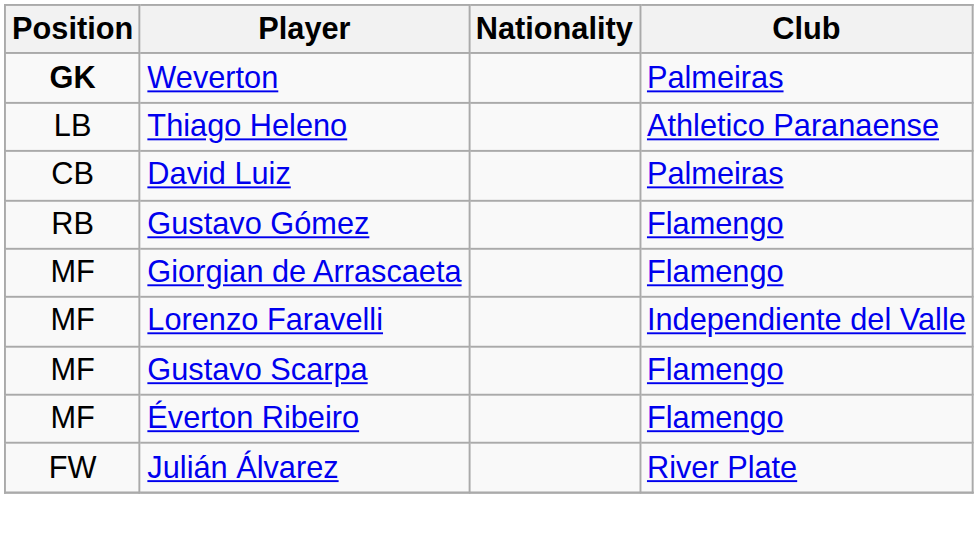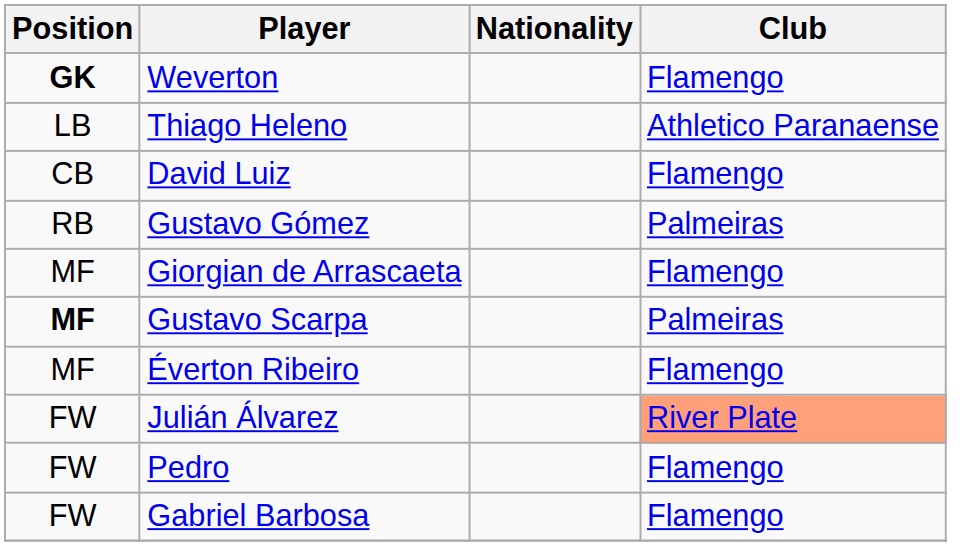(715, 77) Palmeiras -> (715, 77) Flamengo
(715, 175) Palmeiras -> (715, 175) Flamengo
(715, 223) Flamengo -> (715, 223) Palmeiras
- row: (265, 321)
(73, 369) normal -> (73, 321) bold
(715, 369) Flamengo -> (715, 321) Palmeiras
(722, 467) no background -> (722, 418) lightsalmon background
+ row: (188, 467)
+ row: (258, 516)
